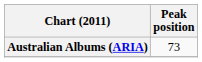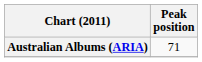(174, 47) 73 -> (174, 47) 71
